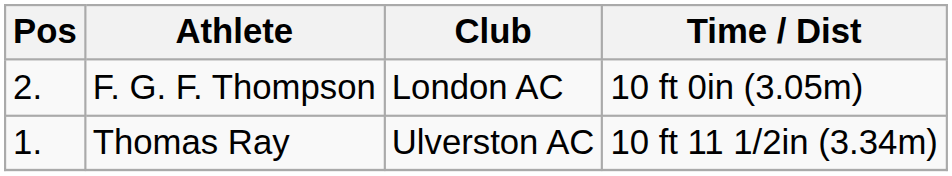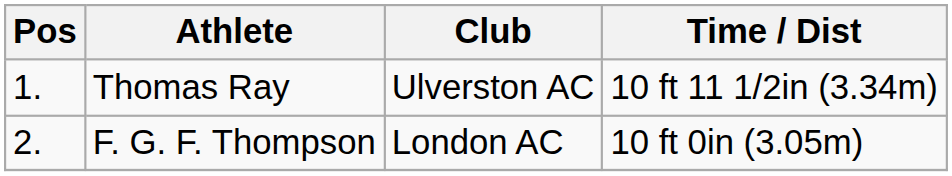rows swapped: (191, 142) <-> (234, 87)
